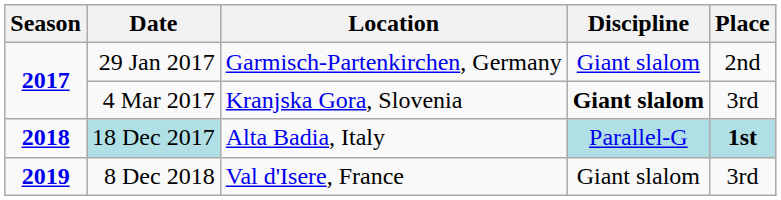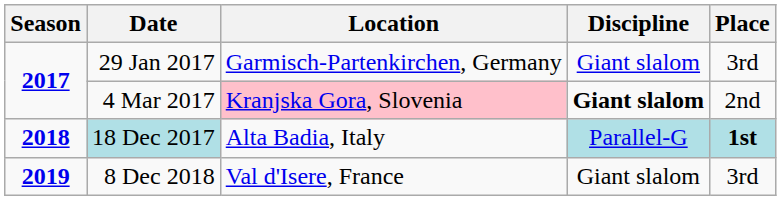(742, 61) 2nd -> (742, 61) 3rd
(344, 99) no background -> (344, 99) pink background
(742, 99) 3rd -> (742, 99) 2nd
